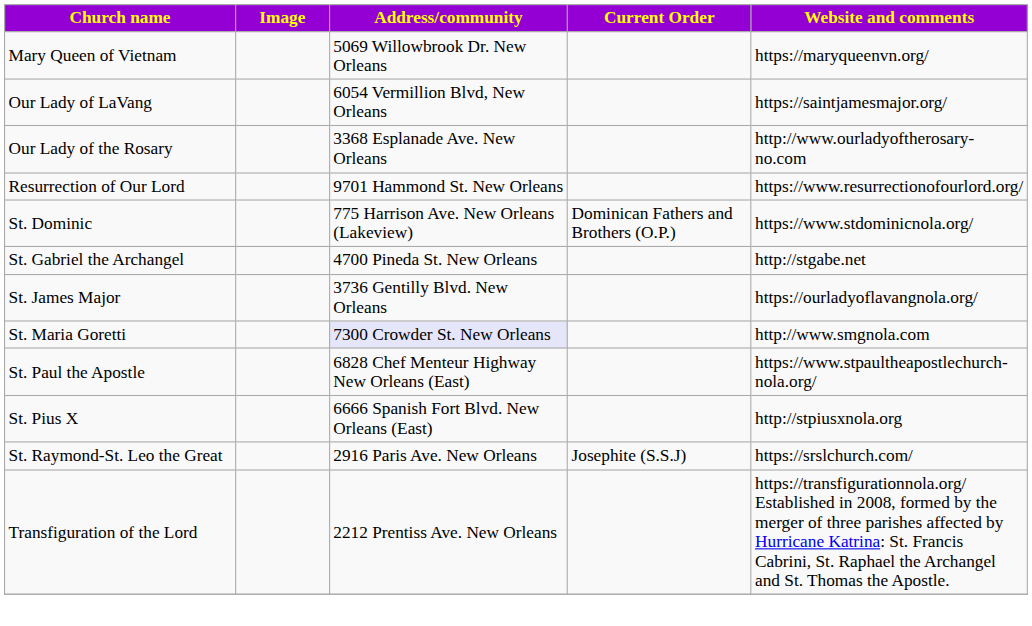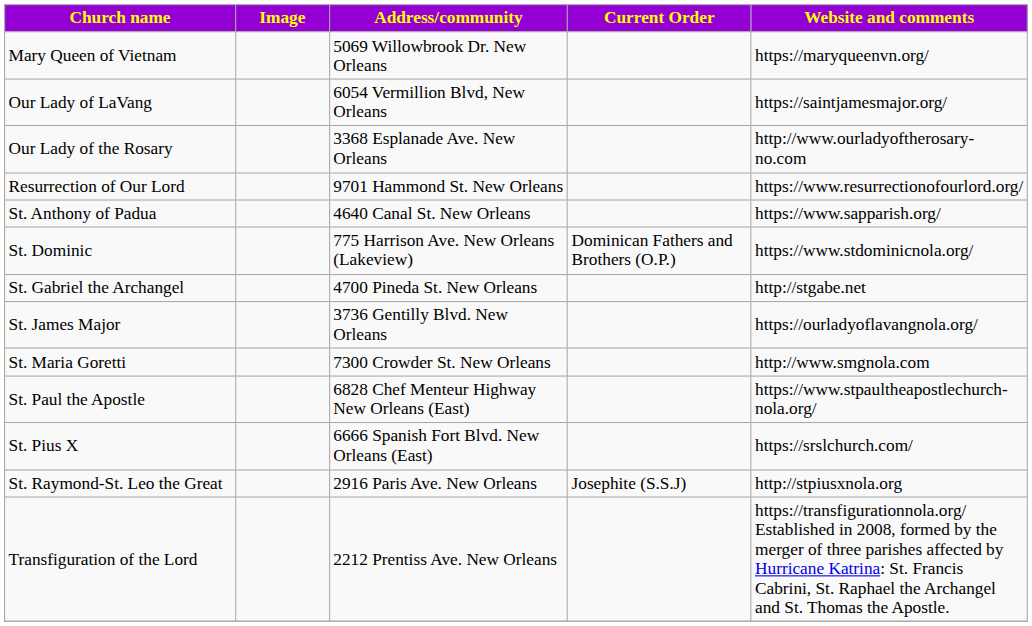+ row: (82, 213)
(442, 334) lavender background -> (442, 362) no background
(829, 418) http://stpiusxnola.org -> (834, 446) https://srslchurch.com/
(834, 455) https://srslchurch.com/ -> (829, 483) http://stpiusxnola.org
